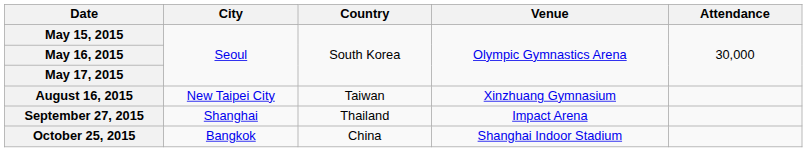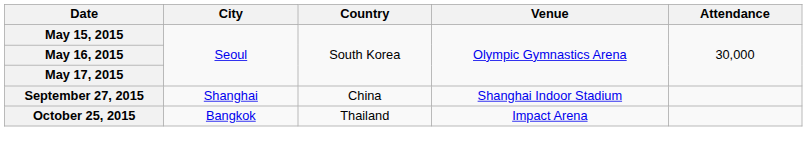- row: (84, 95)
(365, 116) Thailand -> (365, 95) China
(550, 116) Impact Arena -> (550, 95) Shanghai Indoor Stadium
(365, 136) China -> (365, 116) Thailand
(550, 136) Shanghai Indoor Stadium -> (550, 116) Impact Arena
